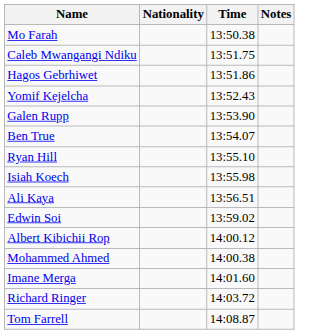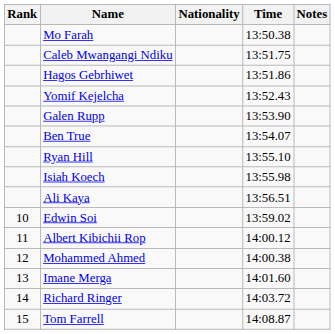+ column: (22, 14)
